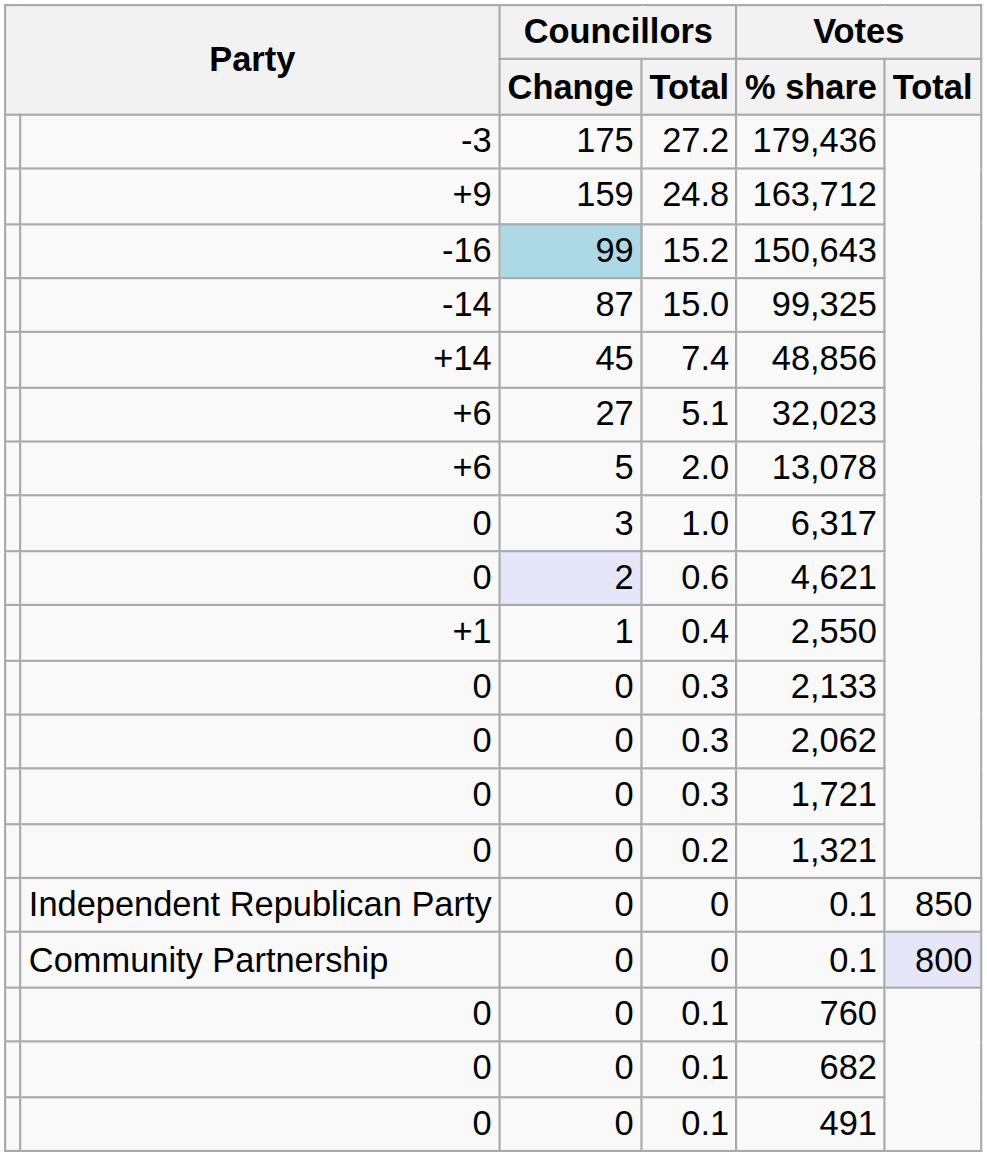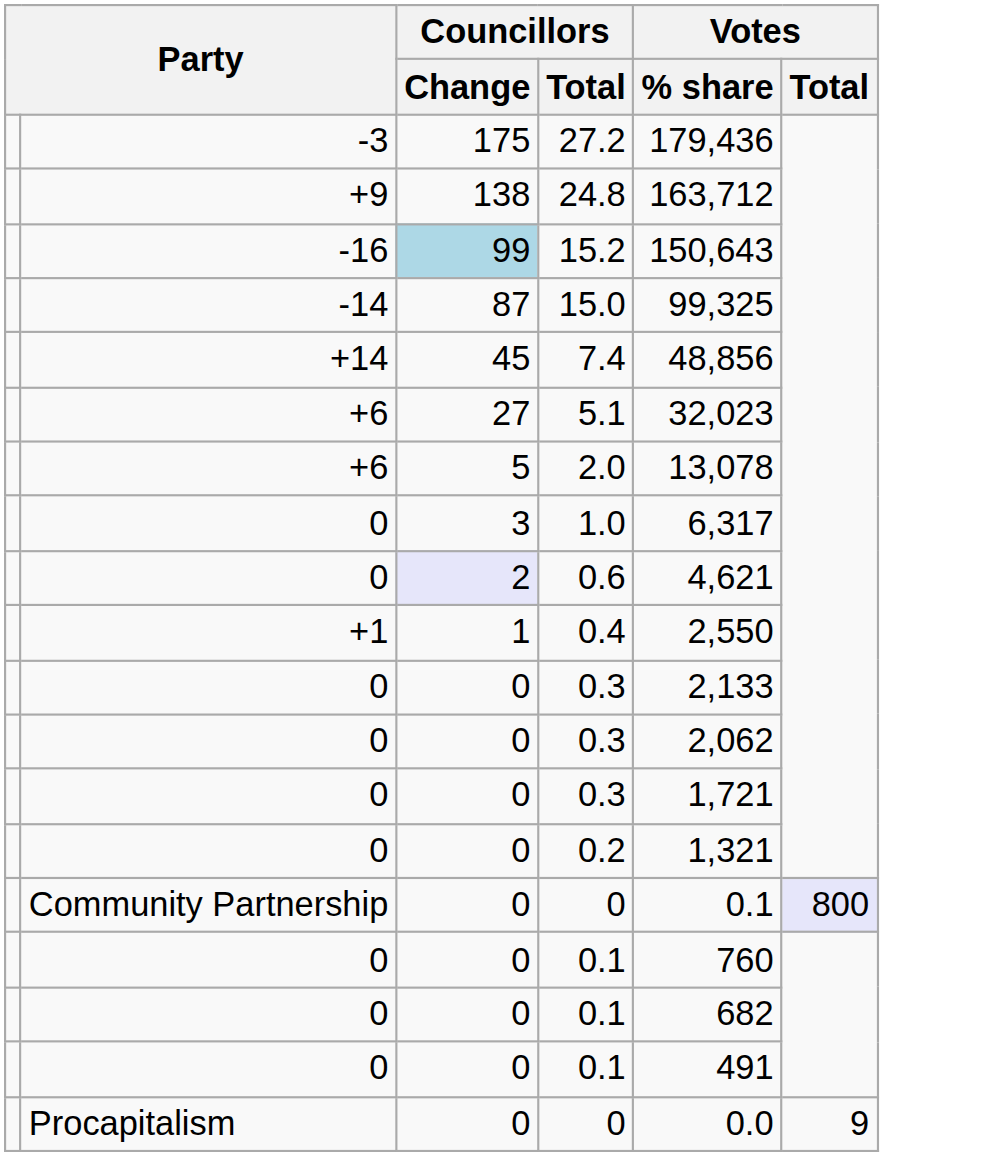(605, 195) 159 -> (502, 195) 138
- row: (260, 904)
+ row: (132, 1122)
